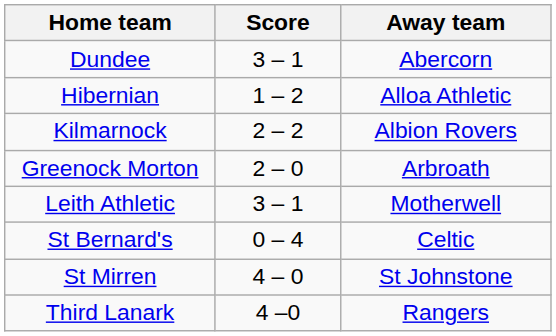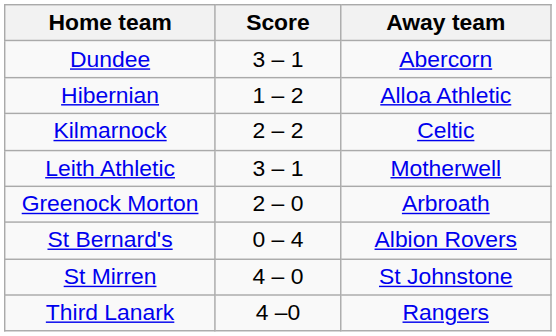(446, 131) Albion Rovers -> (446, 131) Celtic
rows swapped: (110, 204) <-> (110, 167)
(446, 240) Celtic -> (446, 240) Albion Rovers
